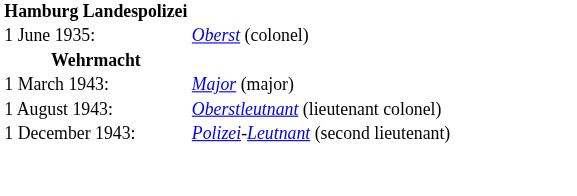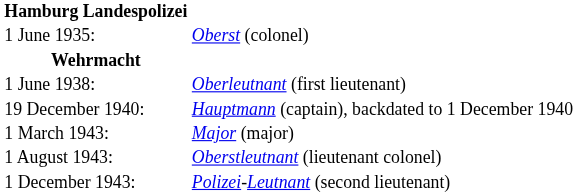+ row: (50, 84)
+ row: (74, 108)
